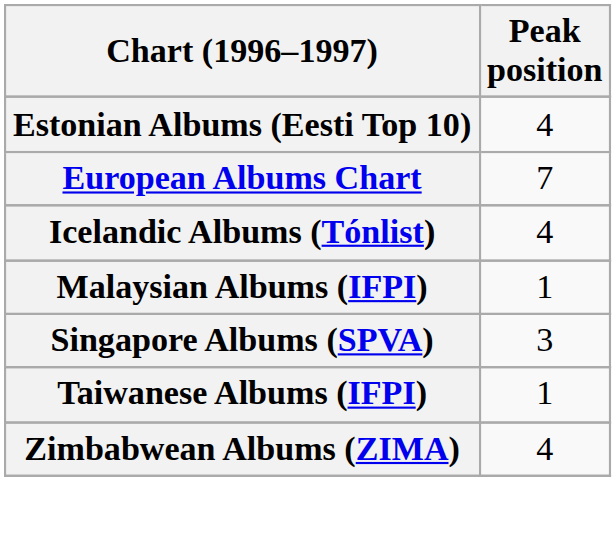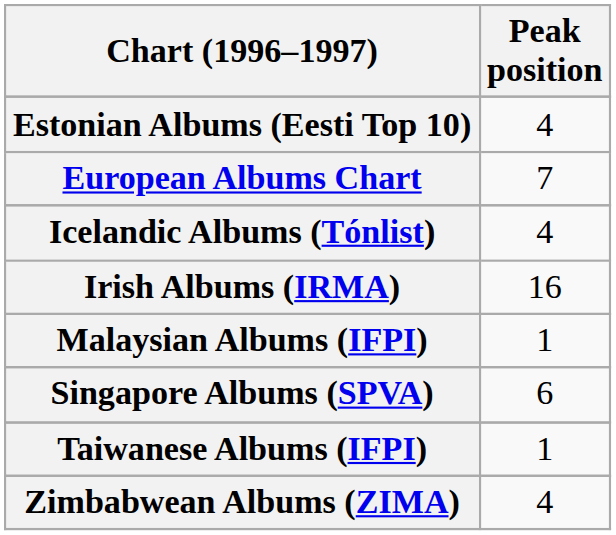+ row: (242, 286)
(545, 340) 3 -> (545, 394) 6
